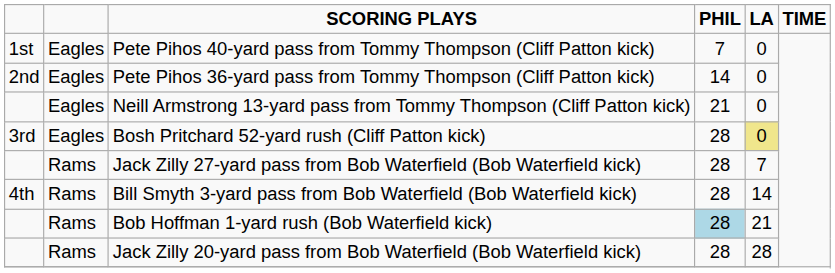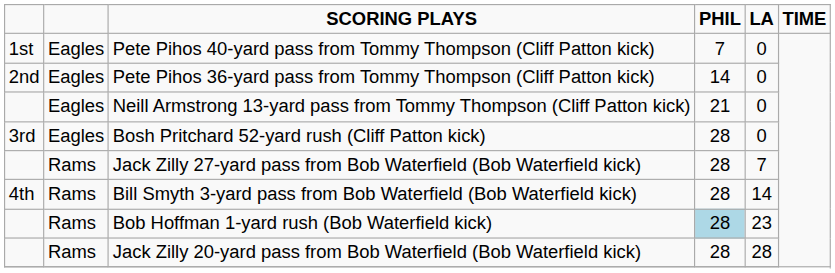(762, 135) khaki background -> (762, 135) no background
(762, 223) 21 -> (762, 223) 23
